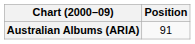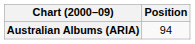(166, 30) 91 -> (166, 30) 94
